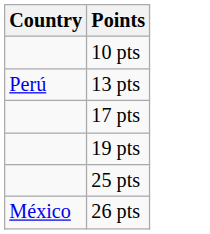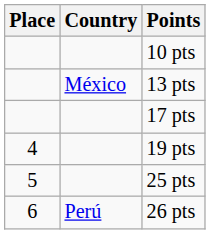+ column: (32, 20)
(28, 84) Perú -> (95, 84) México
(40, 212) México -> (83, 212) Perú
